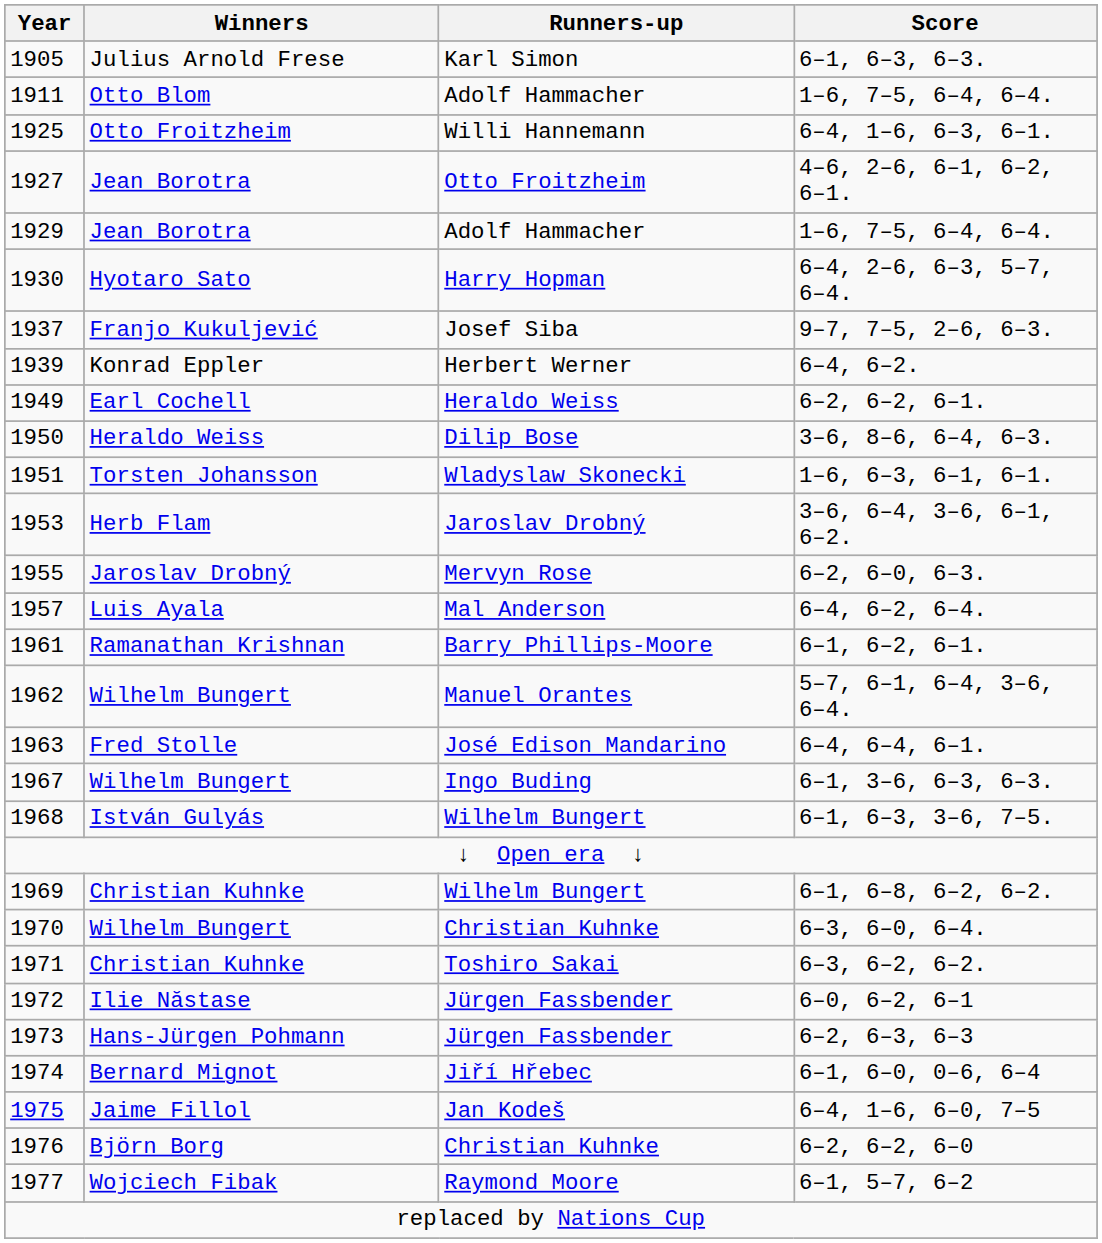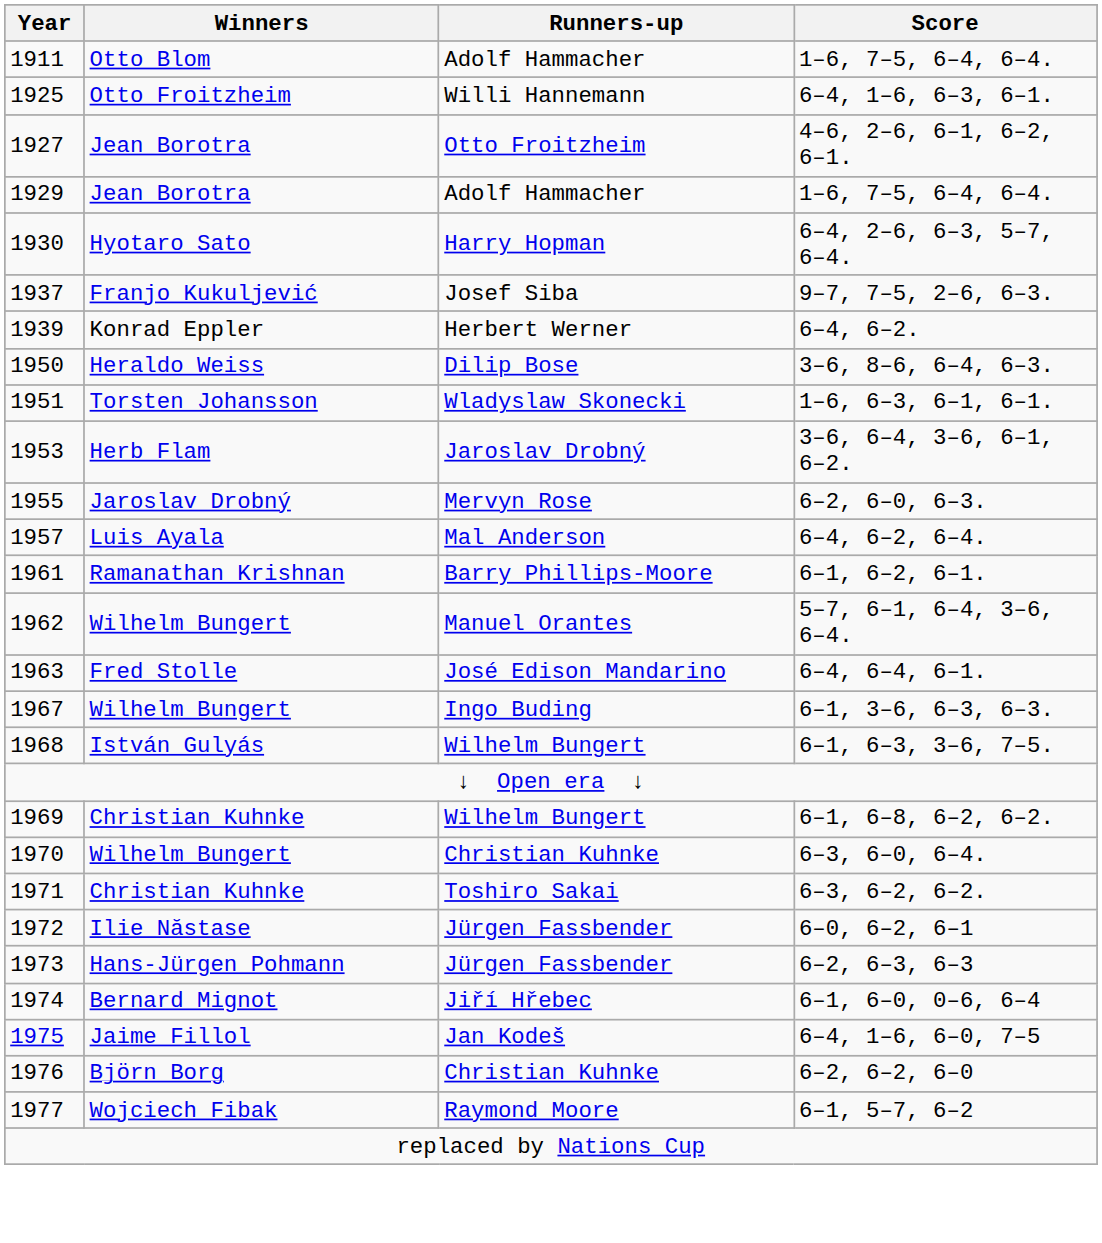- row: (37, 60)
- row: (37, 403)
